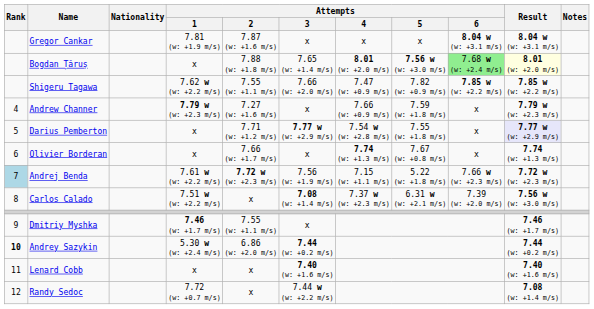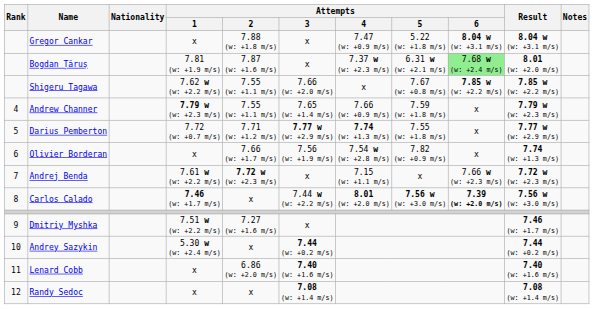(194, 42) 7.81 (w: +1.9 m/s) -> (194, 42) x
(251, 42) 7.87 (w: +1.6 m/s) -> (251, 42) 7.88 (w: +1.8 m/s)
(364, 42) x -> (364, 42) 7.47 (w: +0.9 m/s)
(420, 42) x -> (420, 42) 5.22 (w: +1.8 m/s)
(194, 64) x -> (194, 64) 7.81 (w: +1.9 m/s)
(251, 64) 7.88 (w: +1.8 m/s) -> (251, 64) 7.87 (w: +1.6 m/s)
(307, 64) 7.65 (w: +1.4 m/s) -> (307, 64) x
(364, 64) 8.01 (w: +2.0 m/s) -> (364, 64) 7.37 w (w: +2.3 m/s)
(420, 64) 7.56 w (w: +3.0 m/s) -> (420, 64) 6.31 w (w: +2.1 m/s)
(533, 64) lightyellow background -> (533, 64) no background
(364, 87) 7.47 (w: +0.9 m/s) -> (364, 87) x
(420, 87) 7.82 (w: +0.9 m/s) -> (420, 87) 7.67 (w: +0.8 m/s)
(251, 109) 7.27 (w: +1.6 m/s) -> (251, 109) 7.55 (w: +1.1 m/s)
(307, 109) x -> (307, 109) 7.65 (w: +1.4 m/s)
(194, 132) x -> (194, 132) 7.72 (w: +0.7 m/s)
(364, 132) 7.54 w (w: +2.8 m/s) -> (364, 132) 7.74 (w: +1.3 m/s)
(533, 132) lavender background -> (533, 132) no background
(307, 154) x -> (307, 154) 7.56 (w: +1.9 m/s)
(364, 154) 7.74 (w: +1.3 m/s) -> (364, 154) 7.54 w (w: +2.8 m/s)
(420, 154) 7.67 (w: +0.8 m/s) -> (420, 154) 7.82 (w: +0.9 m/s)
(16, 176) lightblue background -> (16, 176) no background
(307, 176) 7.56 (w: +1.9 m/s) -> (307, 176) x
(420, 176) 5.22 (w: +1.8 m/s) -> (420, 176) x
(194, 199) 7.51 w (w: +2.2 m/s) -> (194, 199) 7.46 (w: +1.7 m/s)
(307, 199) 7.08 (w: +1.4 m/s) -> (307, 199) 7.44 w (w: +2.2 m/s)
(364, 199) 7.37 w (w: +2.3 m/s) -> (364, 199) 8.01 (w: +2.0 m/s)
(420, 199) 6.31 w (w: +2.1 m/s) -> (420, 199) 7.56 w (w: +3.0 m/s)
(476, 199) normal -> (476, 199) bold
(194, 225) 7.46 (w: +1.7 m/s) -> (194, 225) 7.51 w (w: +2.2 m/s)
(251, 225) 7.55 (w: +1.1 m/s) -> (251, 225) 7.27 (w: +1.6 m/s)
(16, 248) bold -> (16, 248) normal
(251, 248) 6.86 (w: +2.0 m/s) -> (251, 248) x
(251, 270) x -> (251, 270) 6.86 (w: +2.0 m/s)
(194, 292) 7.72 (w: +0.7 m/s) -> (194, 292) x
(307, 292) 7.44 w (w: +2.2 m/s) -> (307, 292) 7.08 (w: +1.4 m/s)
